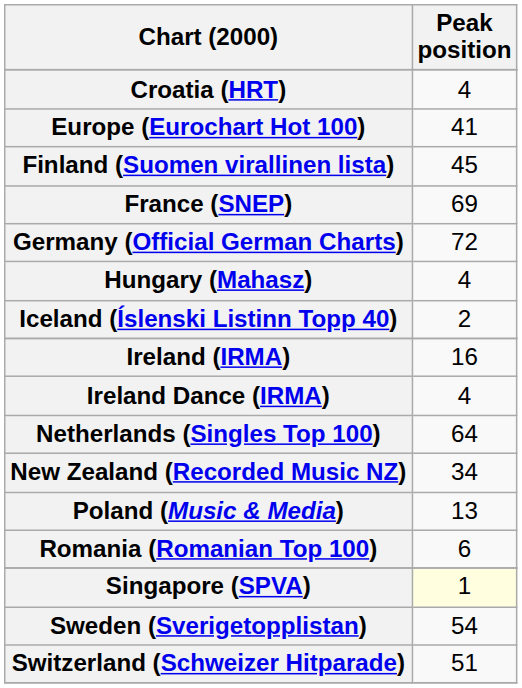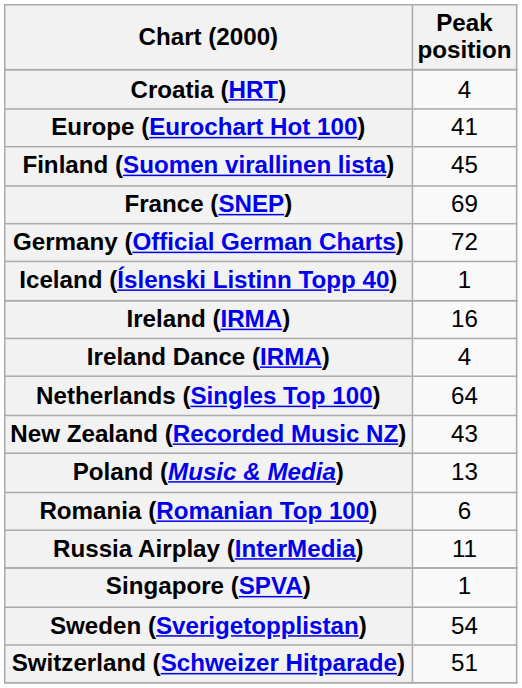- row: (208, 280)
(464, 319) 2 -> (464, 280) 1
(464, 472) 34 -> (464, 434) 43
+ row: (208, 548)
(464, 587) lightyellow background -> (464, 587) no background
